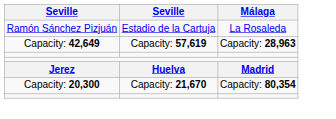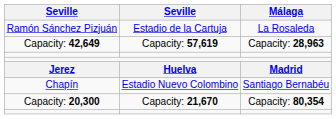+ row: (62, 85)
